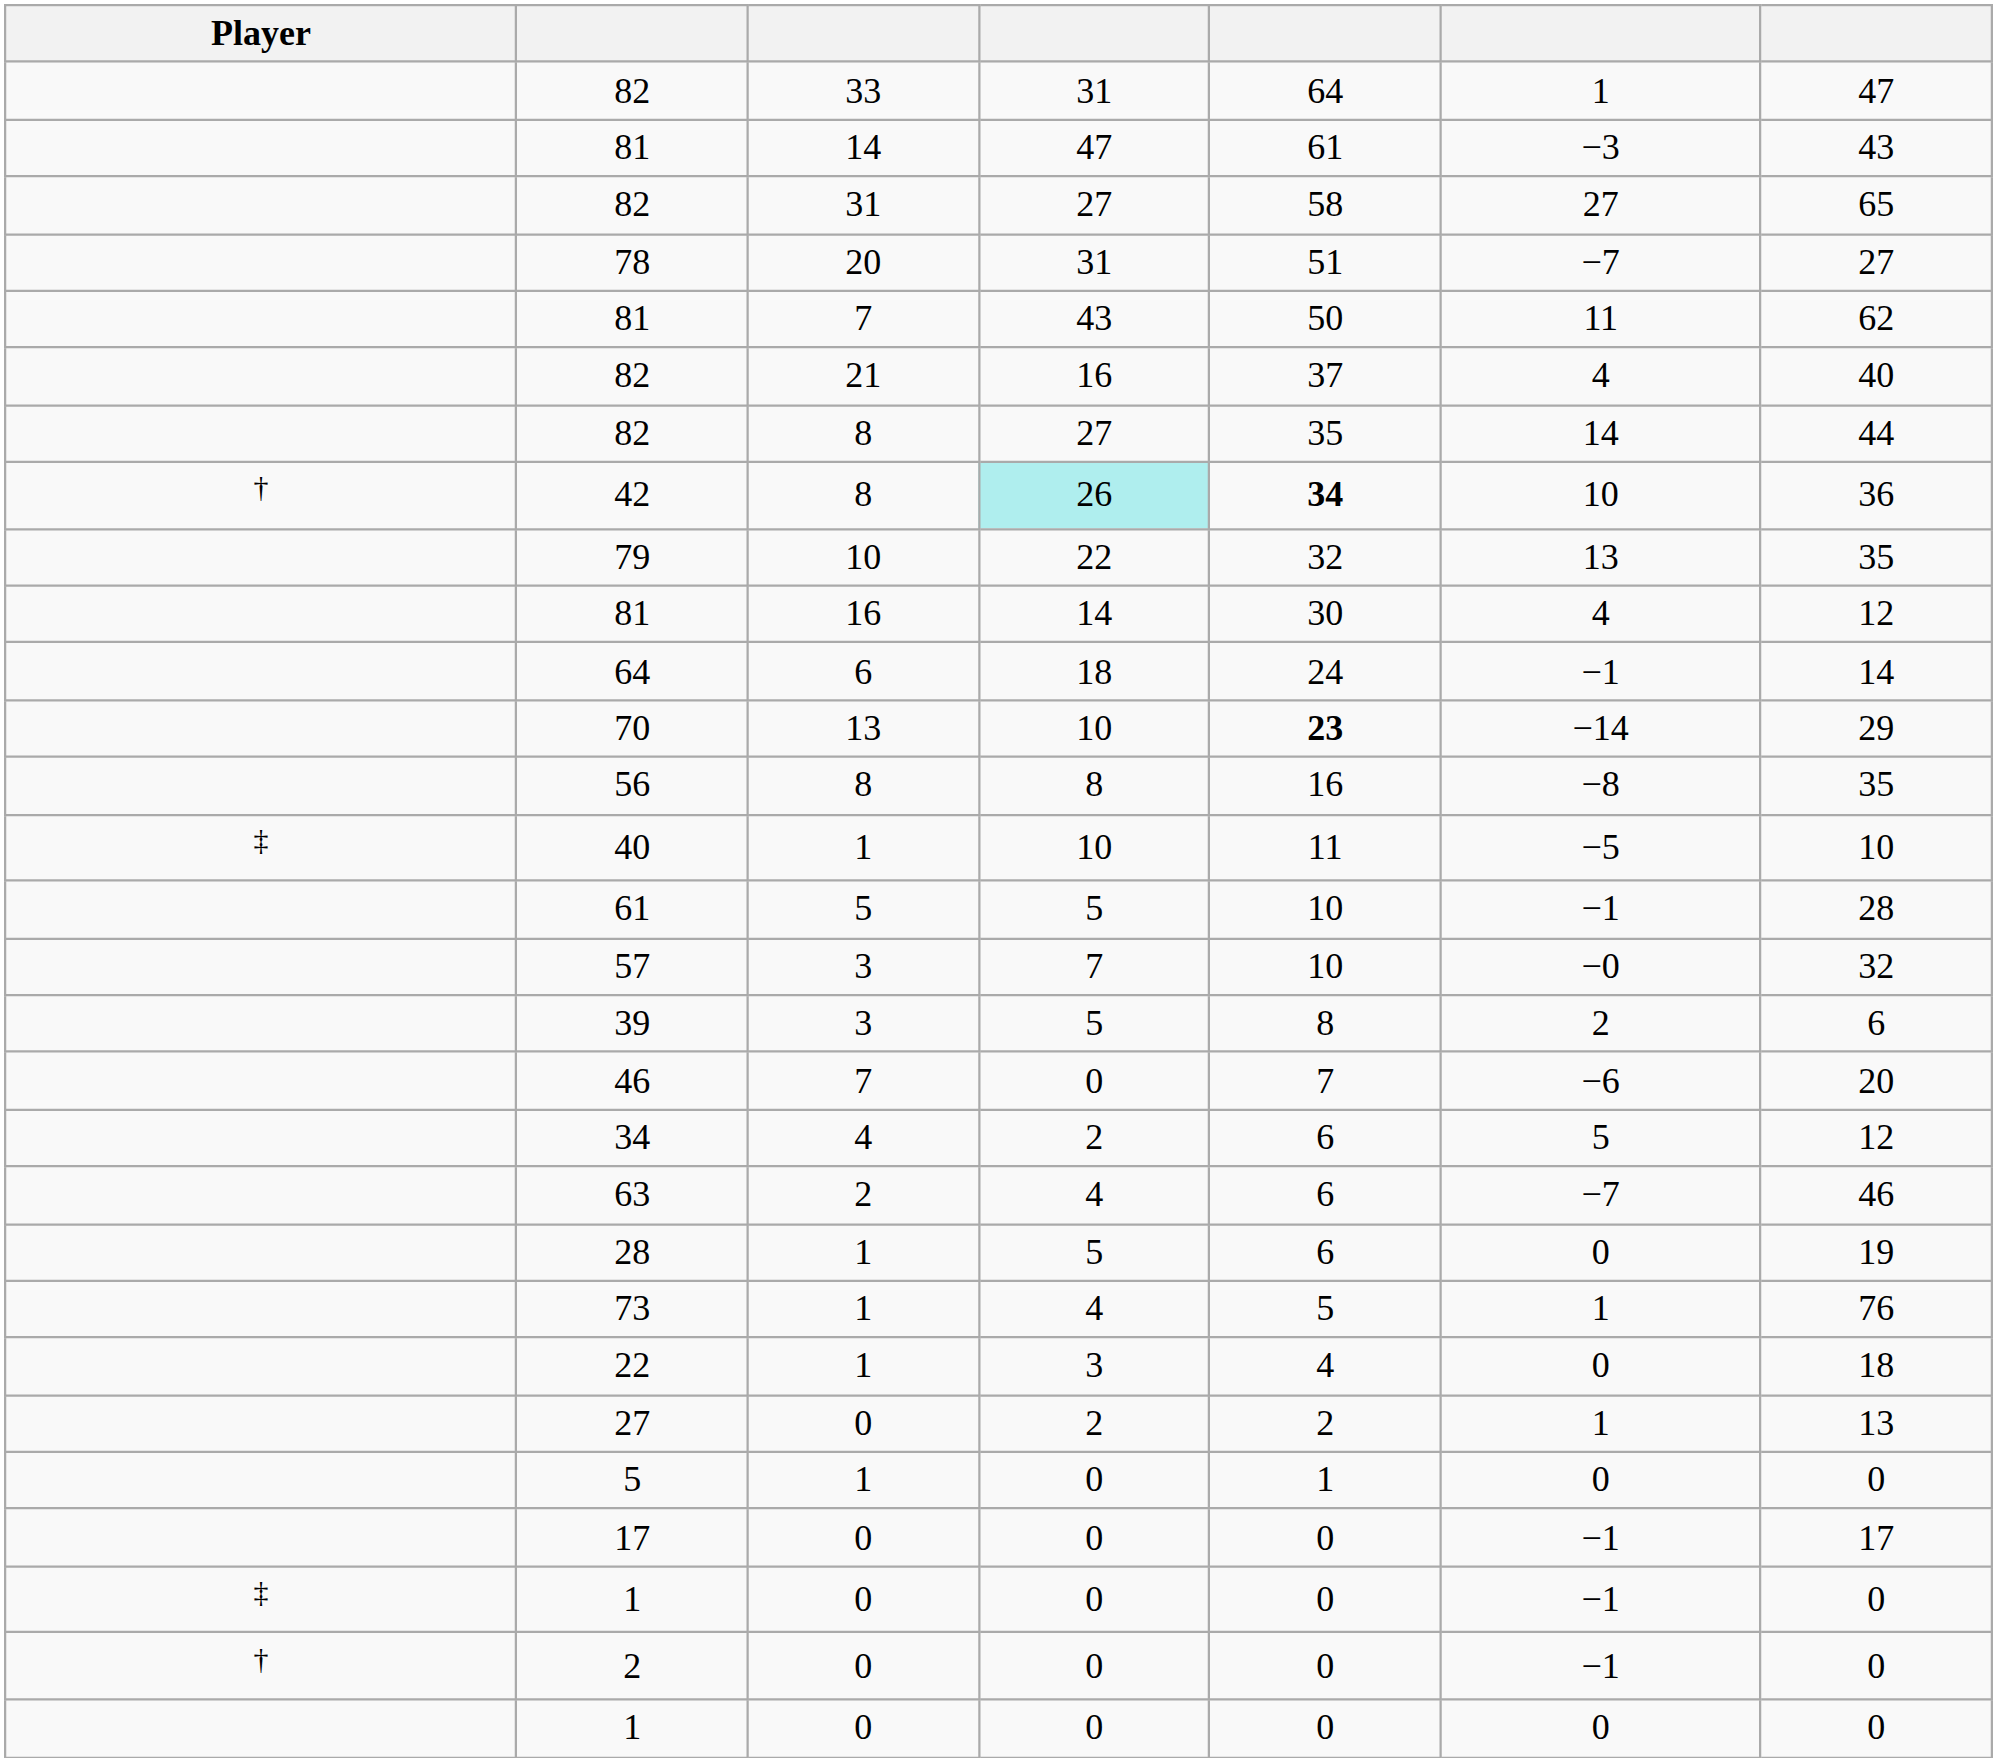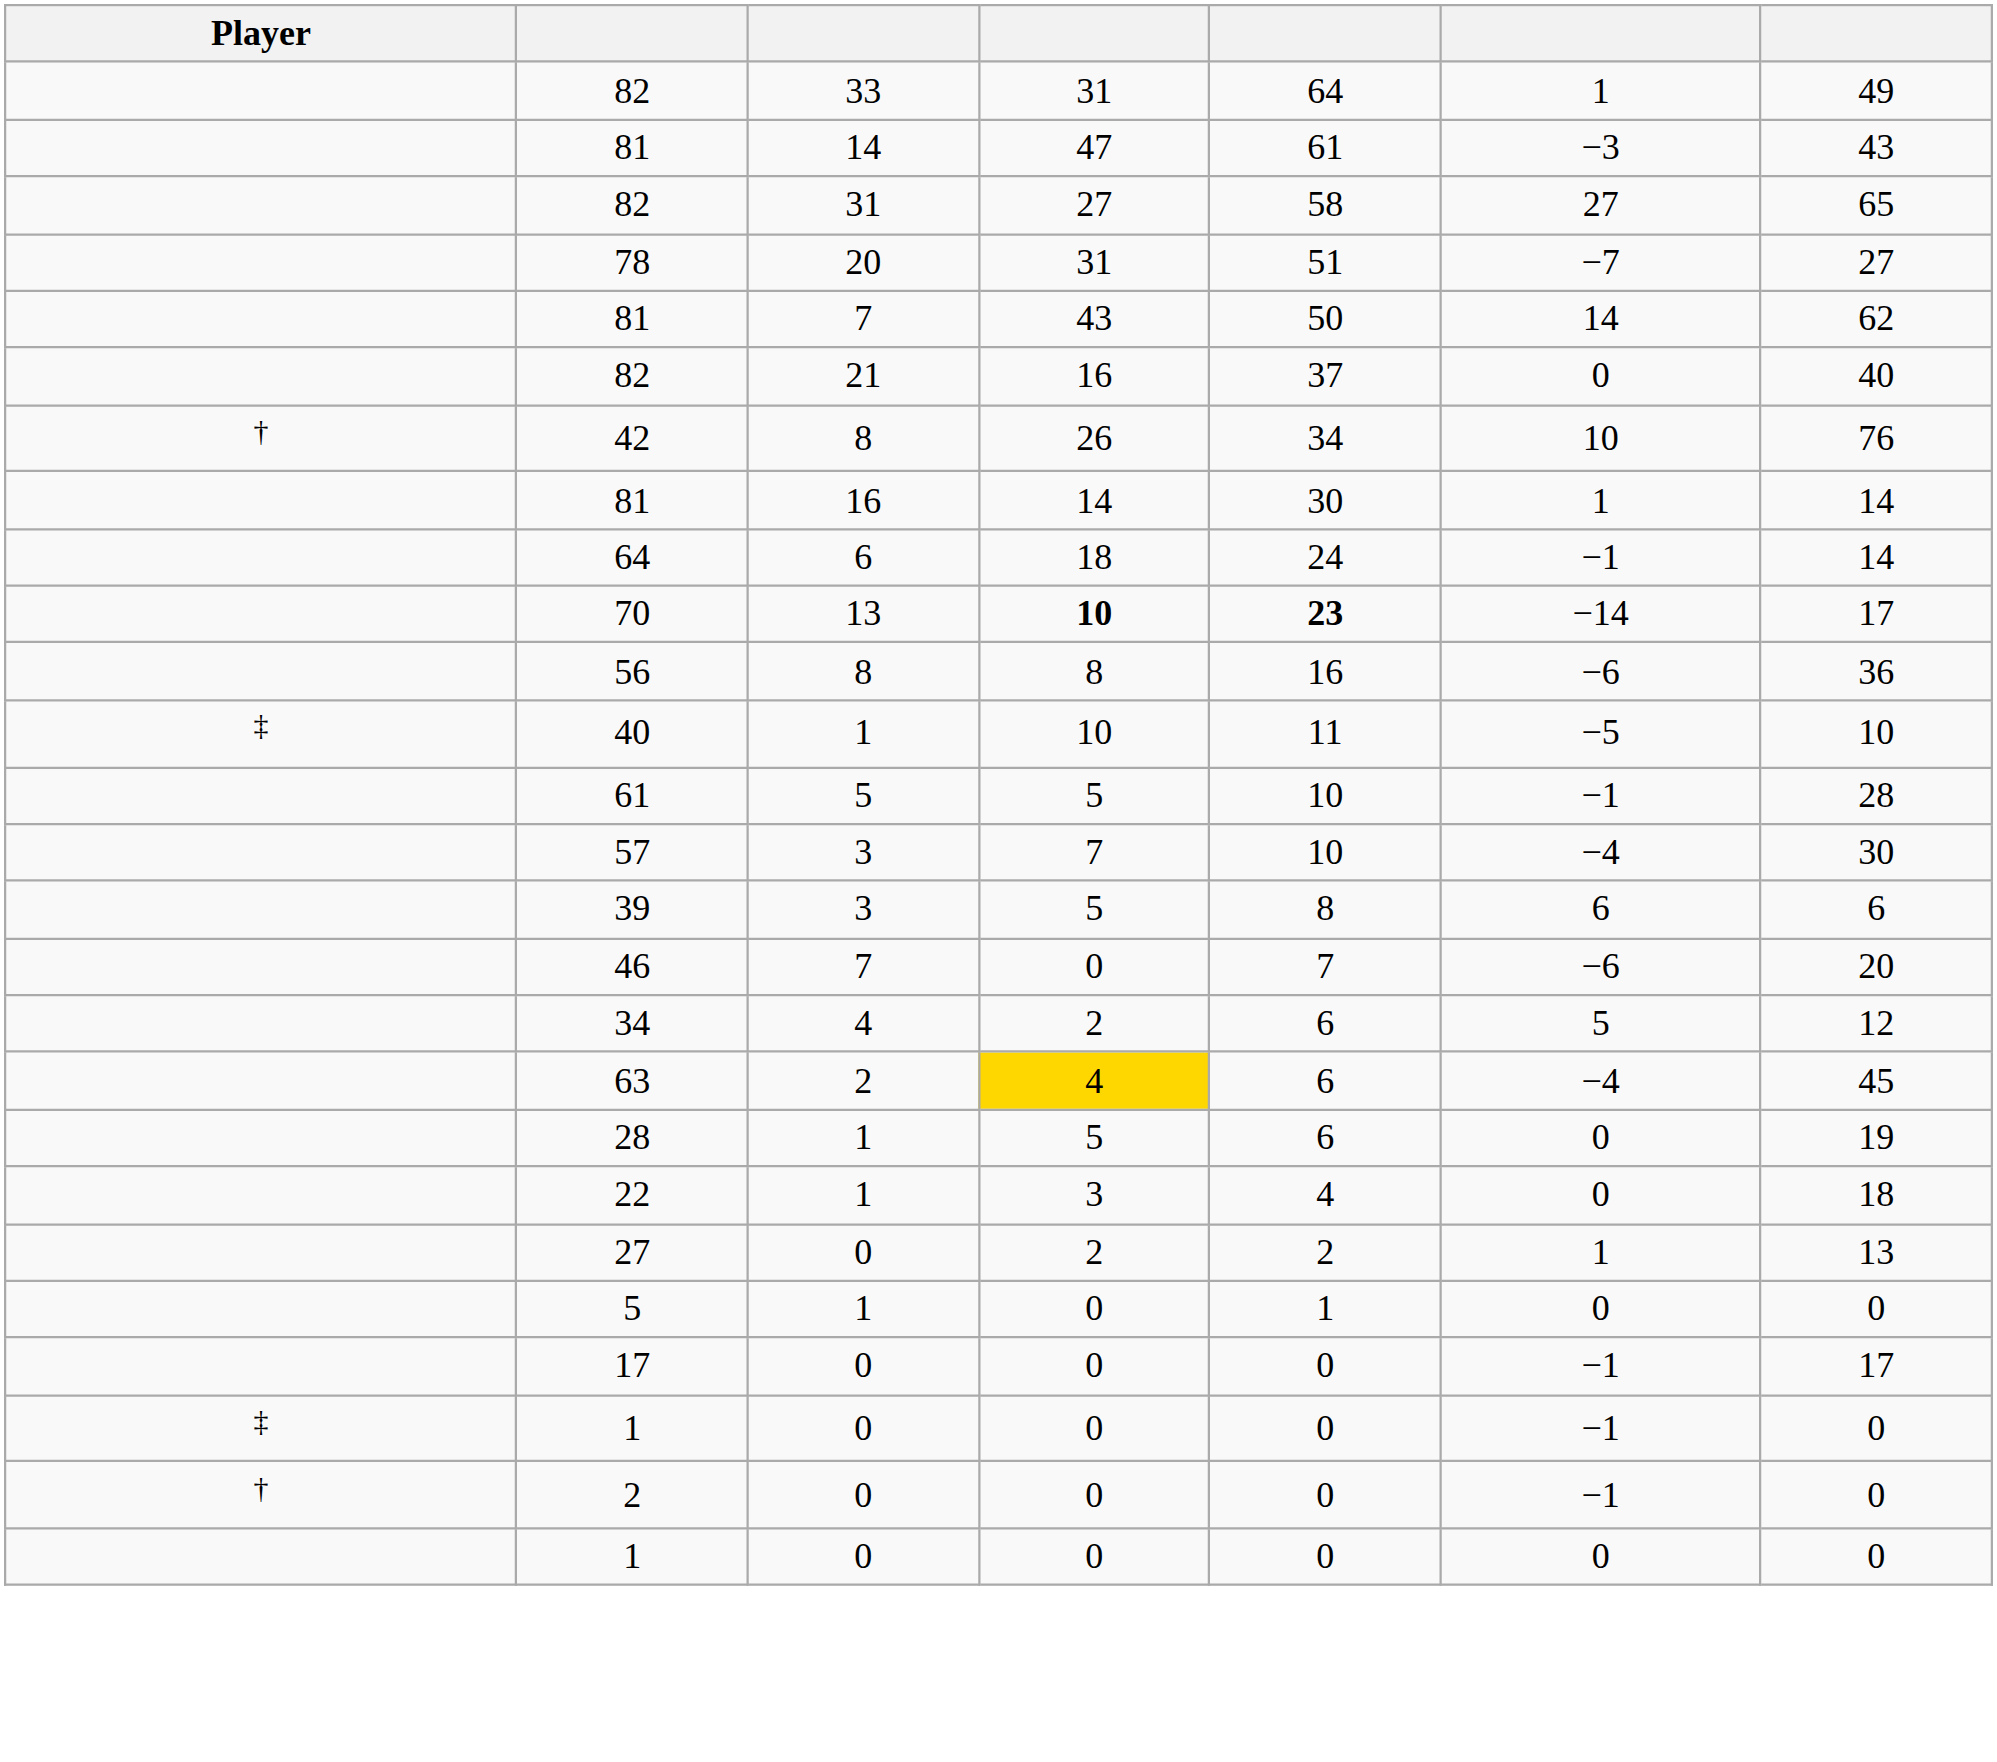(1876, 90) 47 -> (1876, 90) 49
(1601, 318) 11 -> (1601, 318) 14
(1601, 375) 4 -> (1601, 375) 0
- row: (632, 432)
(1094, 494) paleturquoise background -> (1094, 437) no background
(1325, 494) bold -> (1325, 437) normal
(1876, 494) 36 -> (1876, 437) 76
- row: (632, 556)
(1601, 613) 4 -> (1601, 499) 1
(1876, 613) 12 -> (1876, 499) 14
(1094, 727) normal -> (1094, 613) bold
(1876, 727) 29 -> (1876, 613) 17
(1601, 785) −8 -> (1601, 670) −6
(1876, 785) 35 -> (1876, 670) 36
(1601, 966) −0 -> (1601, 851) −4
(1876, 966) 32 -> (1876, 851) 30
(1601, 1023) 2 -> (1601, 908) 6
(1094, 1194) no background -> (1094, 1080) gold background
(1601, 1194) −7 -> (1601, 1080) −4
(1876, 1194) 46 -> (1876, 1080) 45
- row: (632, 1308)
